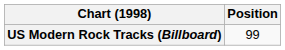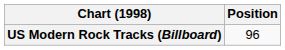(253, 34) 99 -> (253, 34) 96
